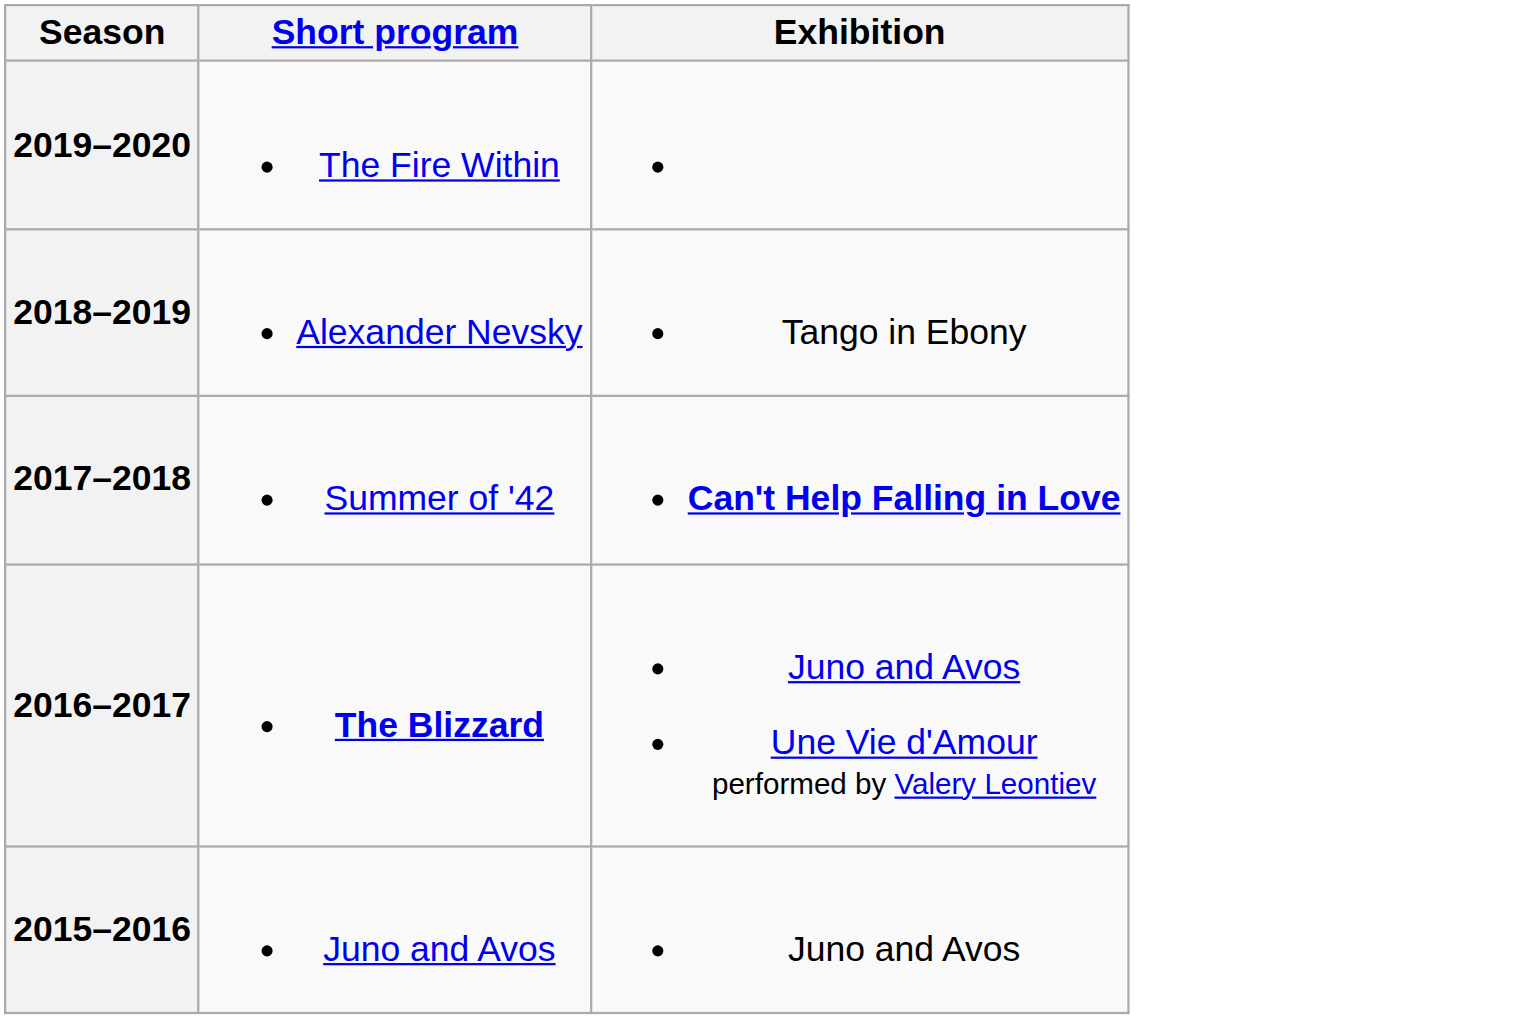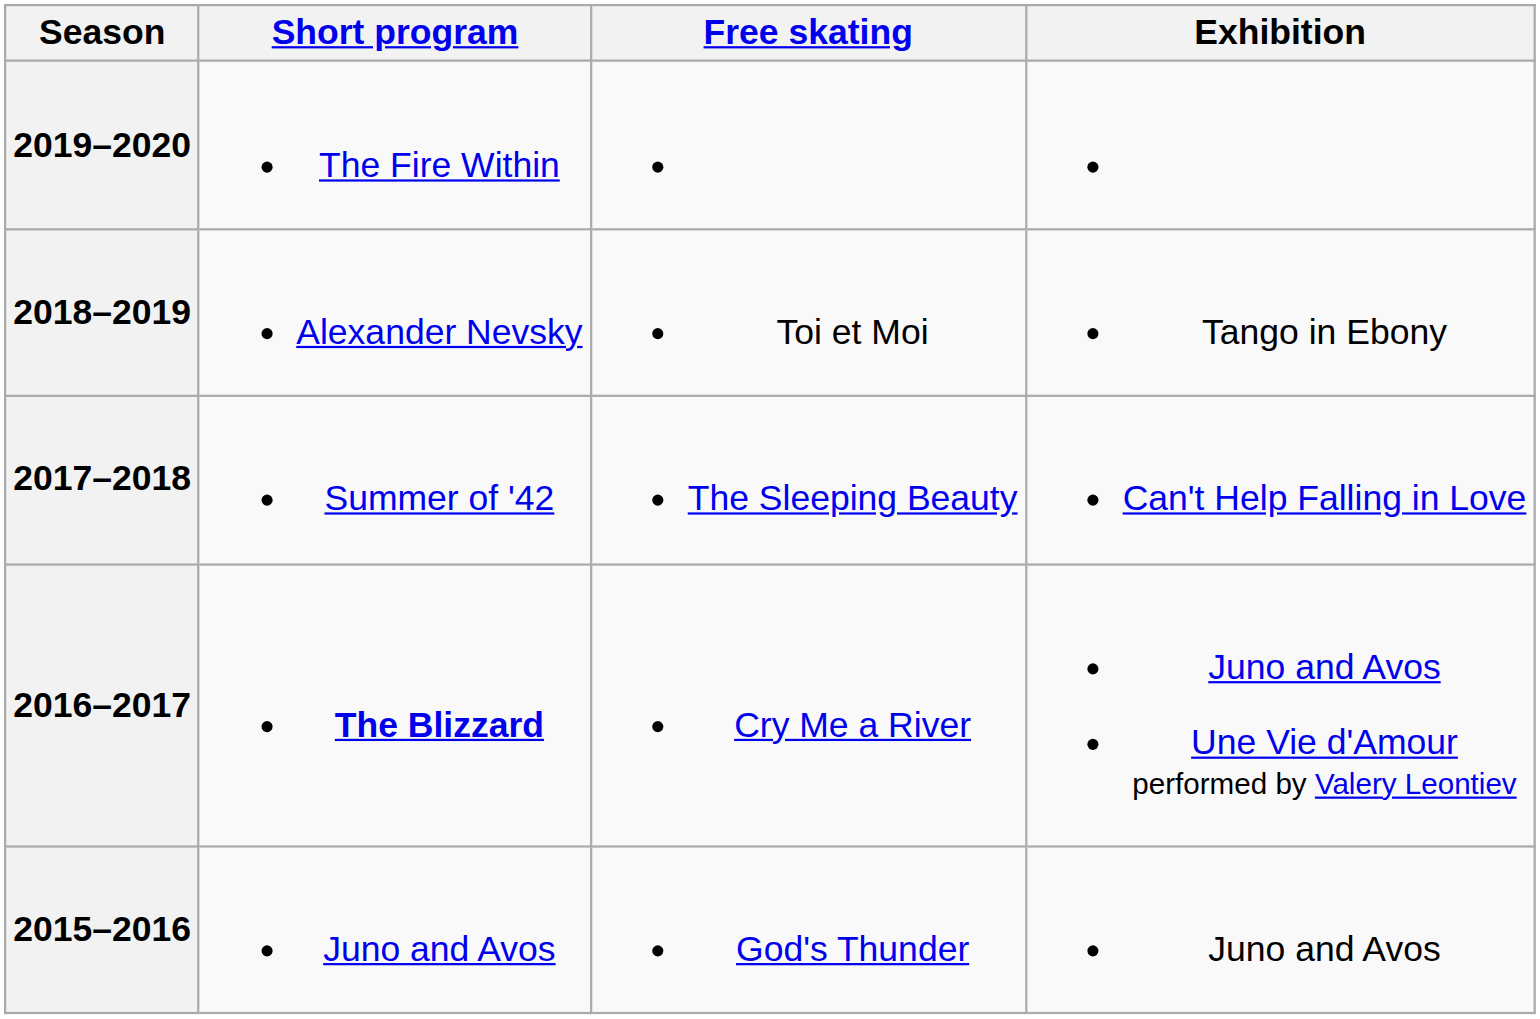+ column: (808, 32)
(860, 500) bold -> (1280, 500) normal
